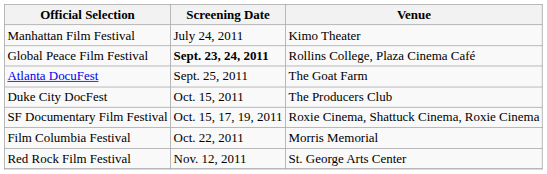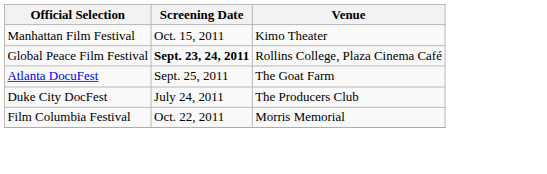(208, 35) July 24, 2011 -> (189, 35) Oct. 15, 2011
(209, 96) Oct. 15, 2011 -> (189, 96) July 24, 2011
- row: (87, 117)
- row: (69, 158)
